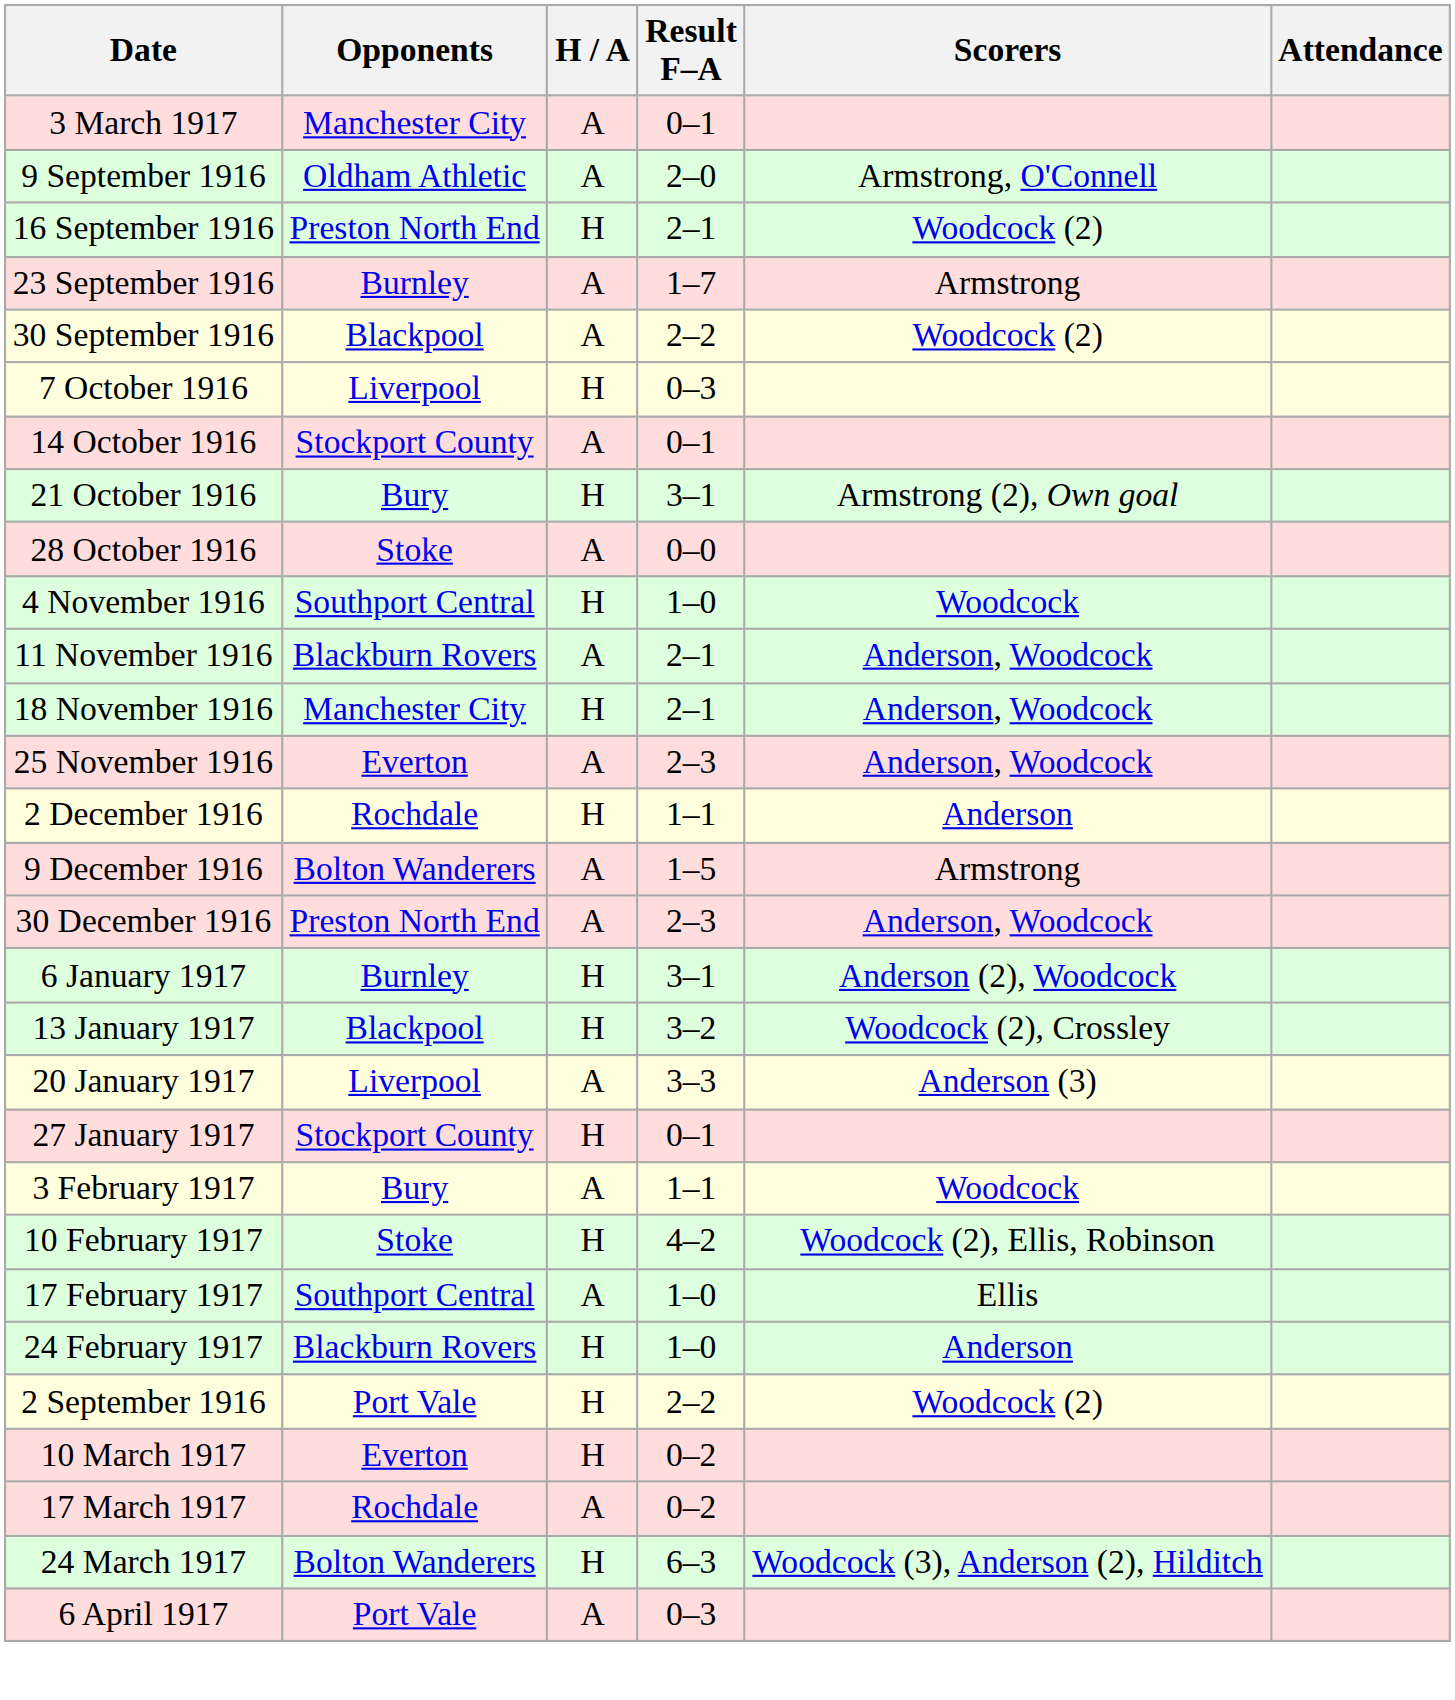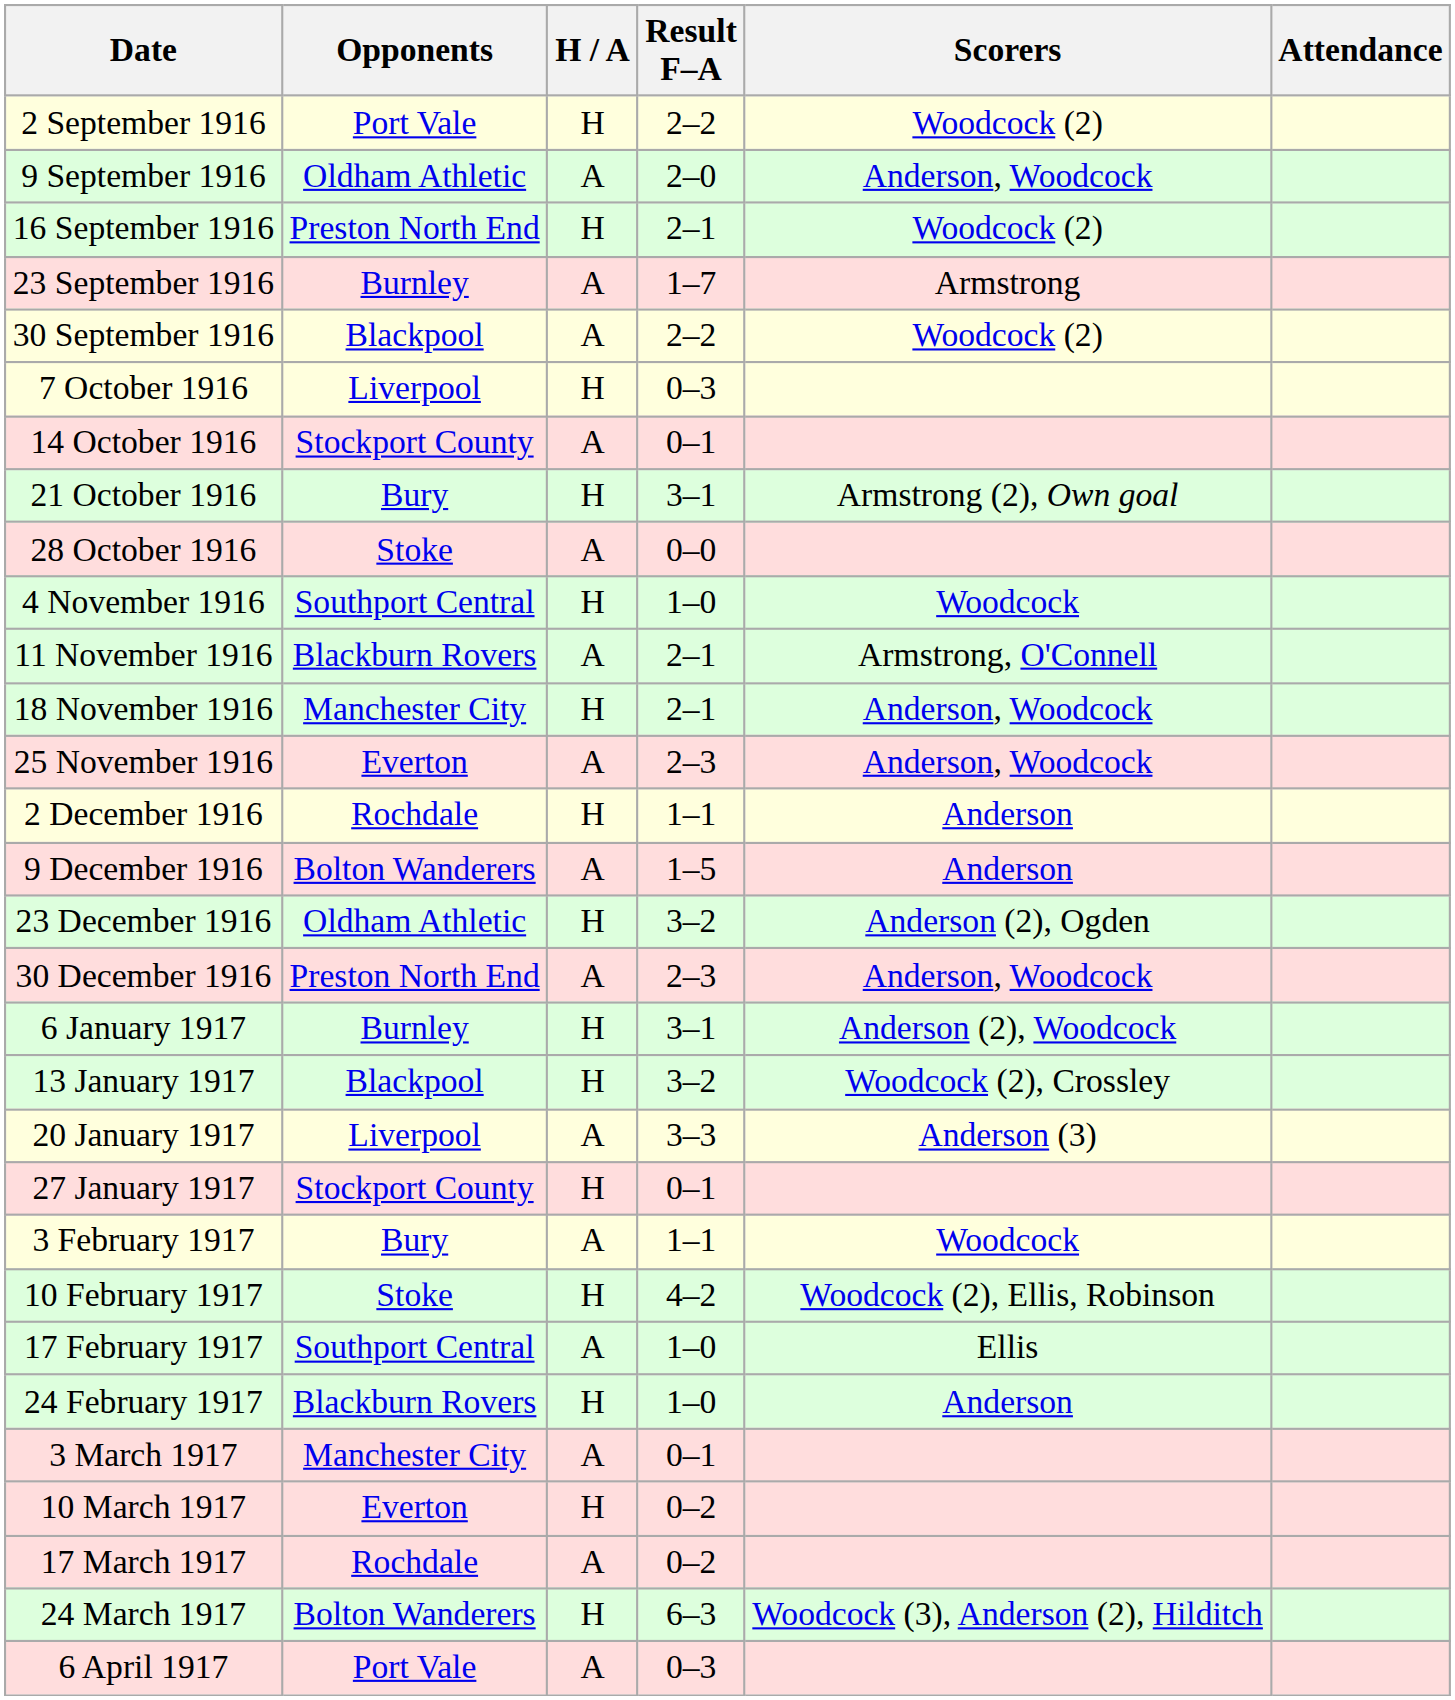rows swapped: (143, 1401) <-> (143, 122)
(1008, 175) Armstrong, O'Connell -> (1008, 175) Anderson, Woodcock
(1008, 655) Anderson, Woodcock -> (1008, 655) Armstrong, O'Connell
(1008, 868) Armstrong -> (1008, 868) Anderson
+ row: (143, 921)
